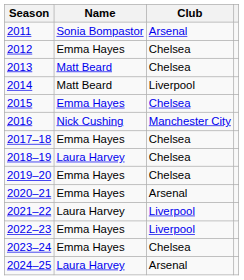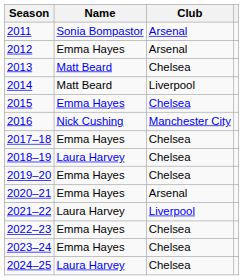(170, 49) Chelsea -> (168, 49) Arsenal
(172, 229) Liverpool -> (170, 229) Chelsea
(168, 265) Arsenal -> (170, 265) Chelsea
